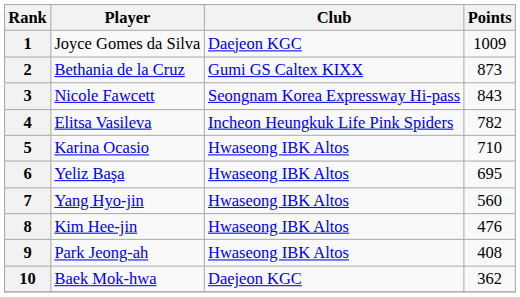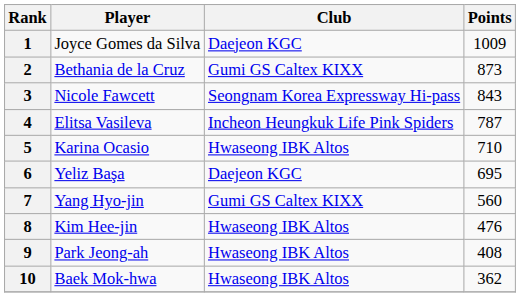(490, 122) 782 -> (490, 122) 787
(278, 174) Hwaseong IBK Altos -> (255, 174) Daejeon KGC
(278, 200) Hwaseong IBK Altos -> (286, 200) Gumi GS Caltex KIXX
(255, 278) Daejeon KGC -> (278, 278) Hwaseong IBK Altos
